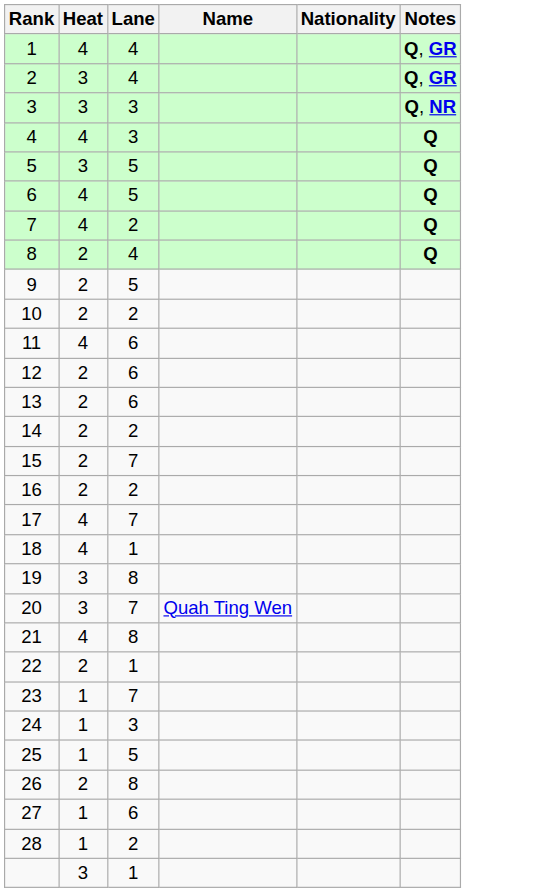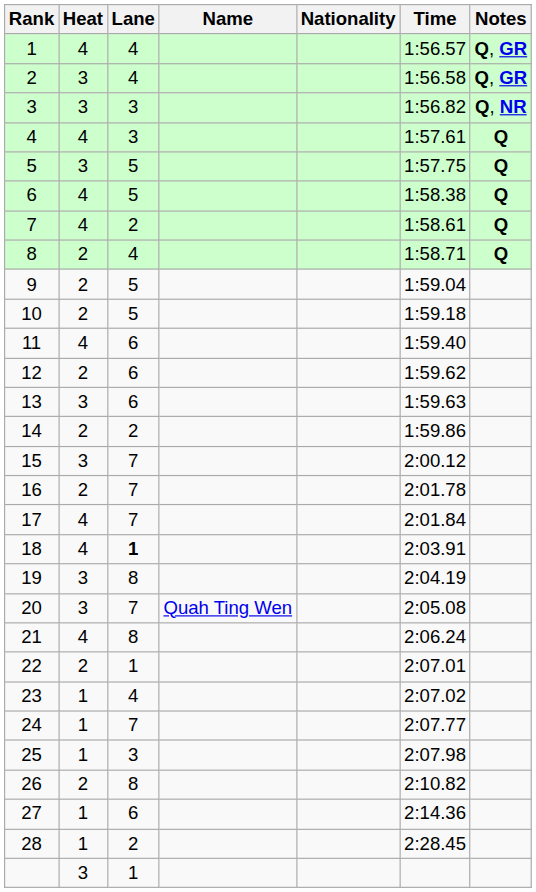+ column: (435, 19)
(133, 313) 2 -> (133, 313) 5
(83, 401) 2 -> (83, 401) 3
(83, 460) 2 -> (83, 460) 3
(133, 490) 2 -> (133, 490) 7
(133, 549) normal -> (133, 549) bold
(133, 696) 7 -> (133, 696) 4
(133, 725) 3 -> (133, 725) 7
(133, 755) 5 -> (133, 755) 3
